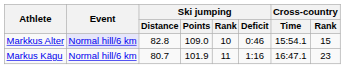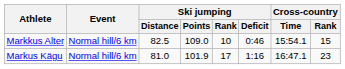(103, 41) lavender background -> (103, 41) no background
(160, 41) 82.8 -> (160, 41) 82.5
(160, 56) 80.7 -> (160, 56) 81.0
(226, 56) 11 -> (226, 56) 17
